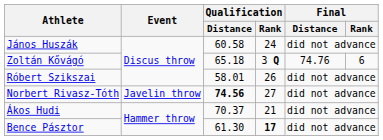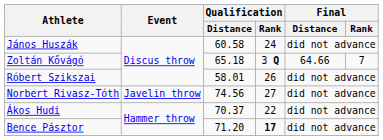(315, 61) 74.76 -> (315, 61) 64.66
(362, 61) 6 -> (362, 61) 7
(229, 94) bold -> (229, 94) normal
(270, 110) 21 -> (270, 110) 22
(229, 127) 61.30 -> (229, 127) 71.20
